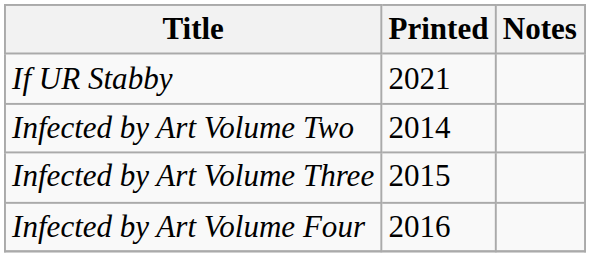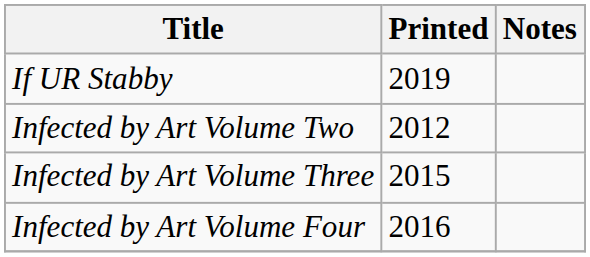(420, 78) 2021 -> (420, 78) 2019
(420, 127) 2014 -> (420, 127) 2012
